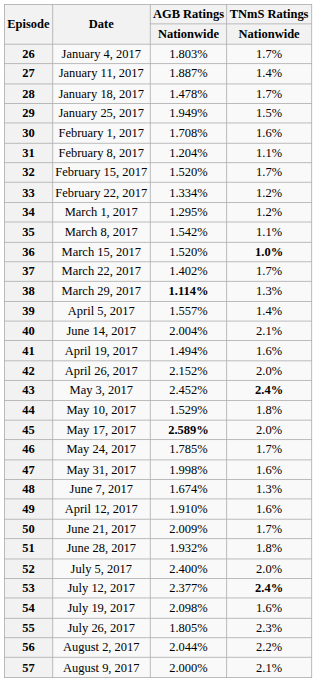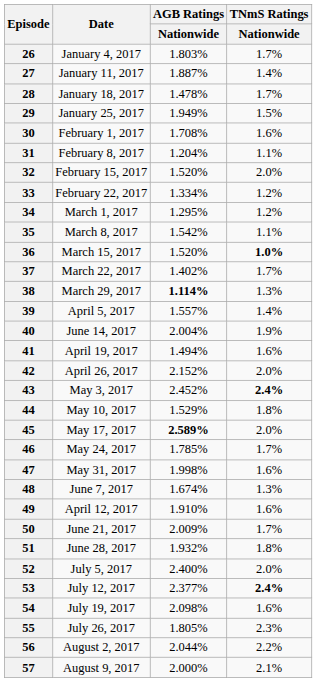(269, 172) 1.7% -> (269, 172) 2.0%
(269, 331) 2.1% -> (269, 331) 1.9%
